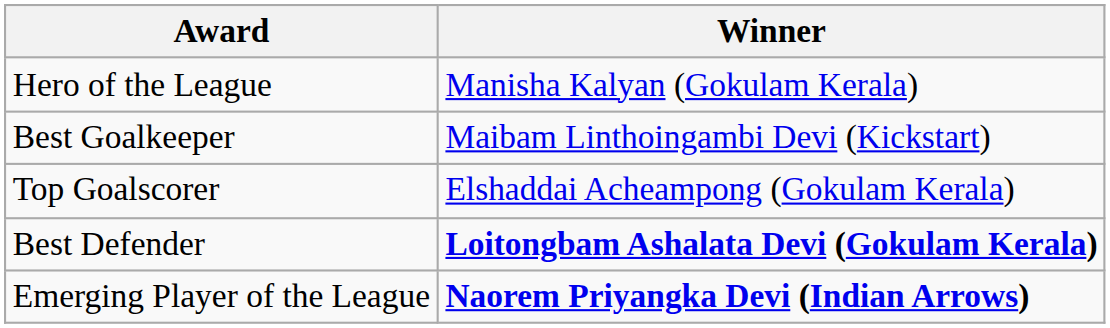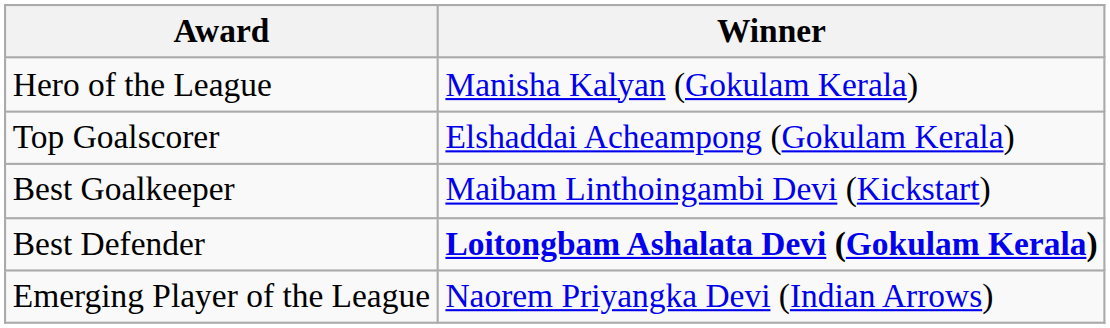rows swapped: (116, 190) <-> (124, 137)
(737, 296) bold -> (719, 296) normal
